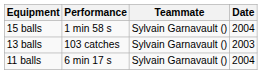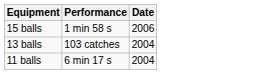- column: (179, 12)
(243, 28) 2004 -> (143, 28) 2006
(243, 45) 2003 -> (143, 45) 2004
